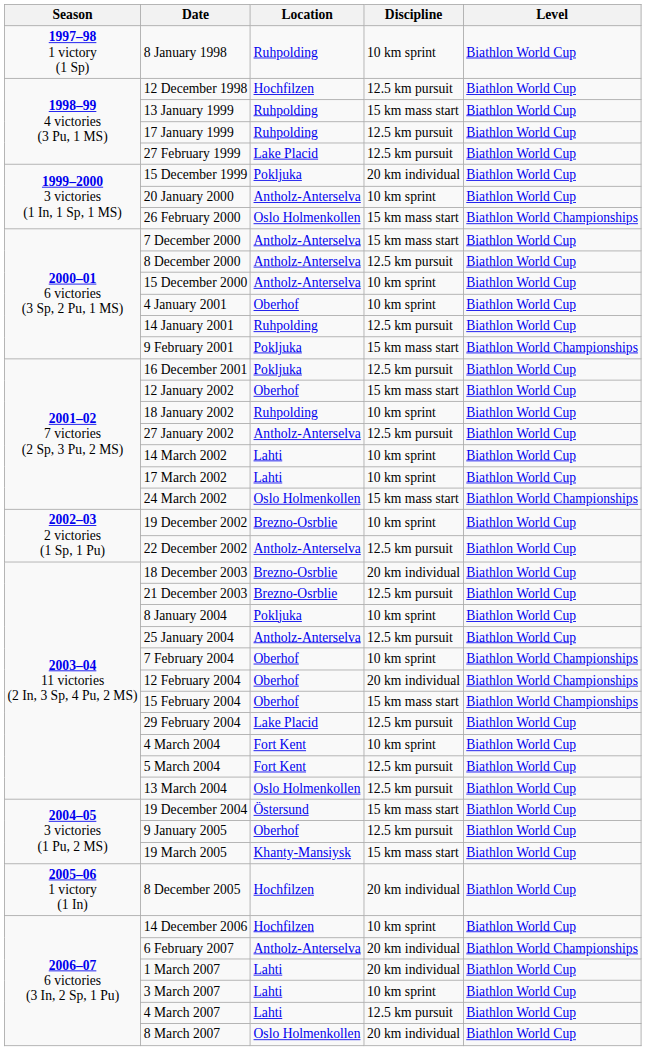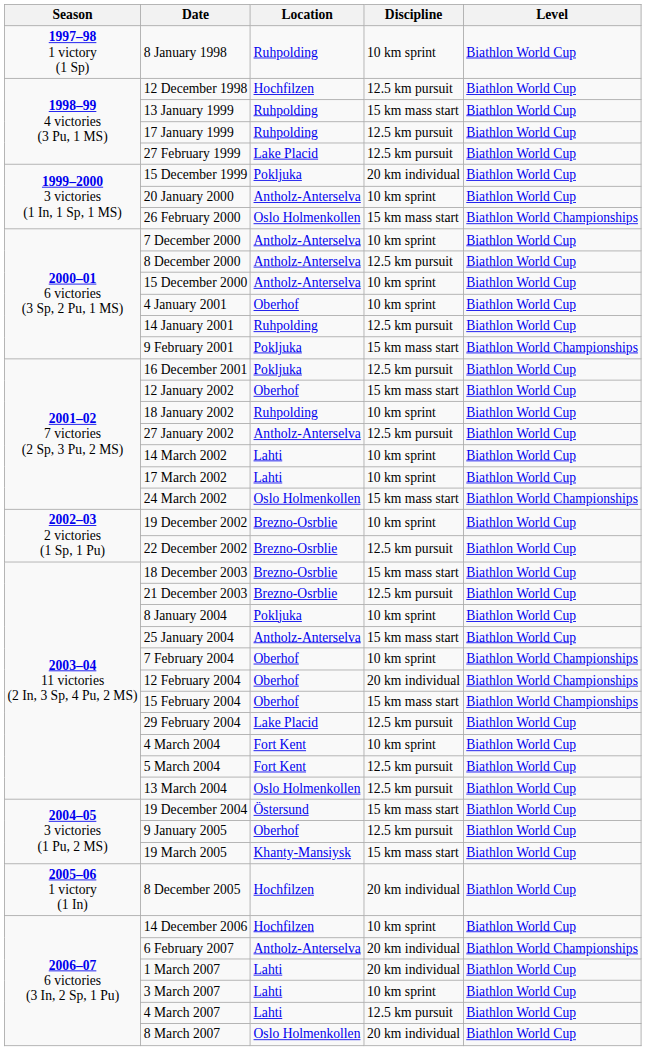(413, 240) 15 km mass start -> (401, 240) 10 km sprint
(307, 548) Antholz-Anterselva -> (295, 548) Brezno-Osrblie
(414, 572) 20 km individual -> (413, 572) 15 km mass start
(410, 637) 12.5 km pursuit -> (413, 637) 15 km mass start
